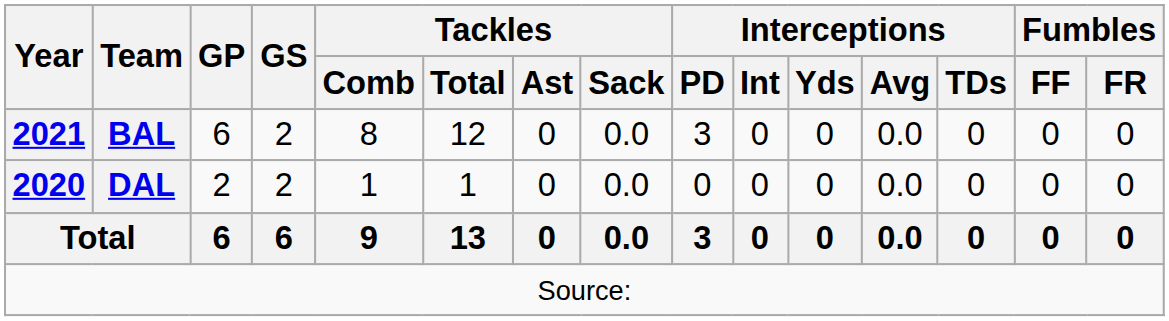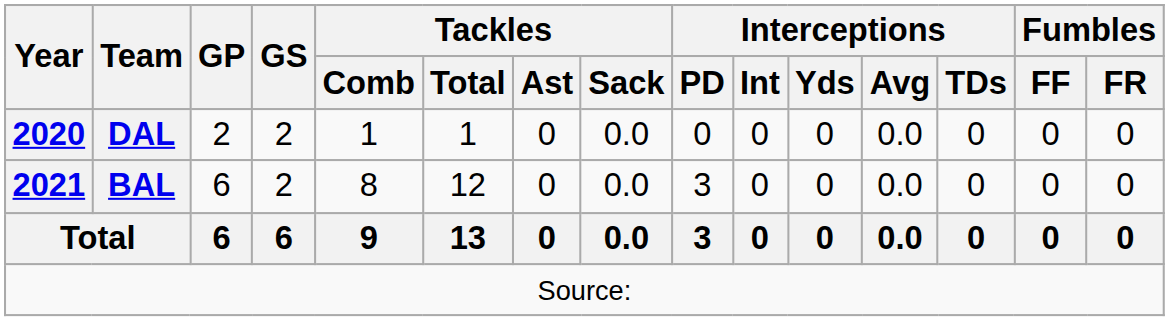rows swapped: (142, 185) <-> (142, 133)
